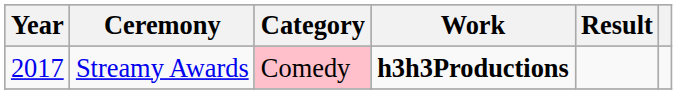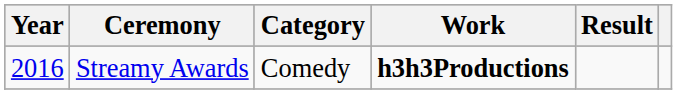(37, 67) 2017 -> (37, 67) 2016
(306, 67) pink background -> (306, 67) no background
